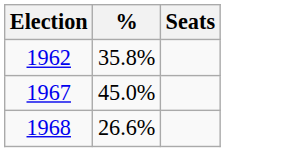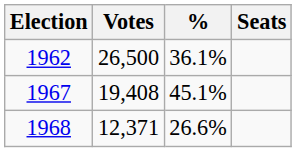+ column: (128, 22)
(127, 57) 35.8% -> (198, 57) 36.1%
(127, 92) 45.0% -> (198, 92) 45.1%
